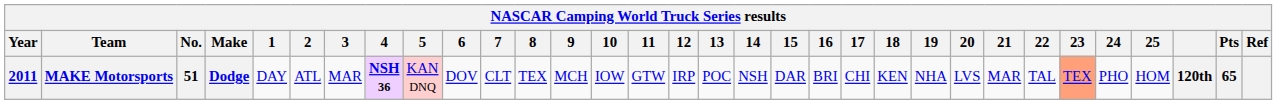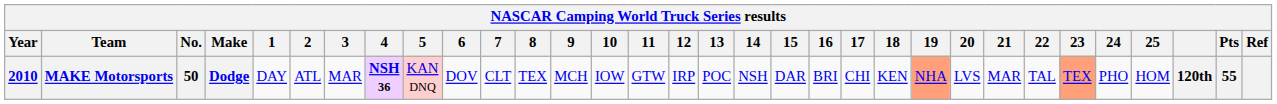(23, 77) 2011 -> (23, 77) 2010
(191, 77) 51 -> (191, 77) 50
(931, 77) no background -> (931, 77) lightsalmon background
(1229, 77) 65 -> (1229, 77) 55
